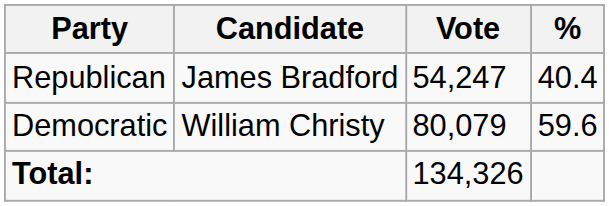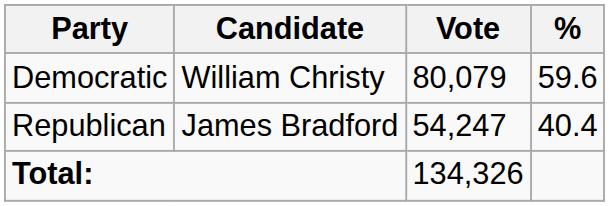rows swapped: (90, 126) <-> (89, 77)
